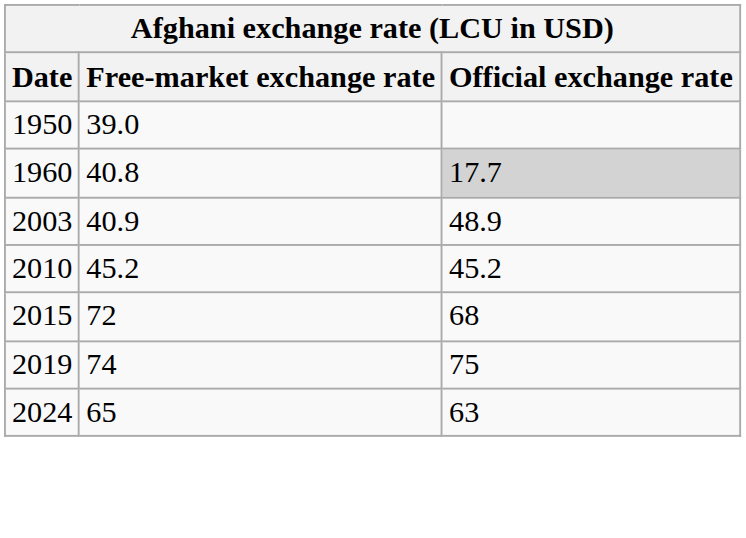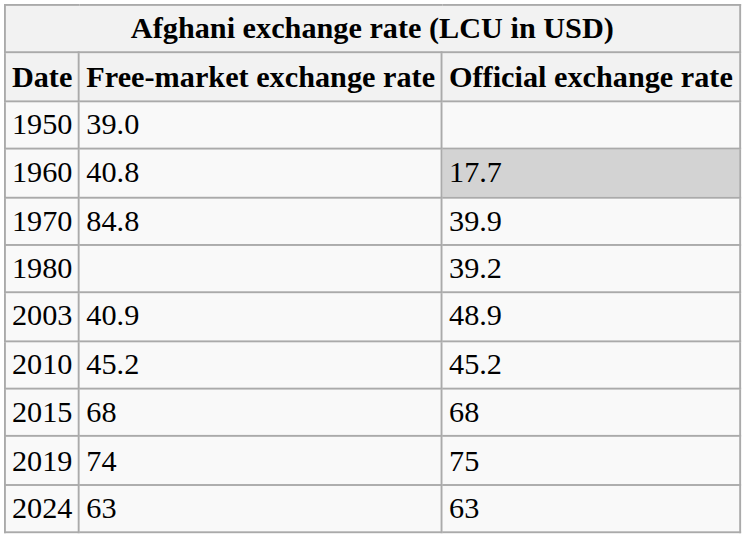+ row: (42, 220)
+ row: (42, 268)
(101, 316) 72 -> (101, 412) 68
(101, 412) 65 -> (101, 508) 63
